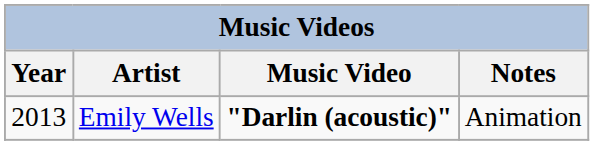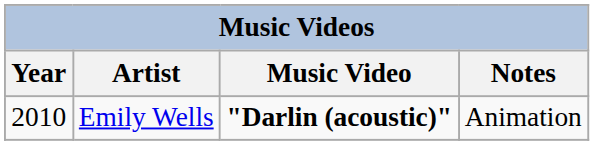(39, 117) 2013 -> (39, 117) 2010
